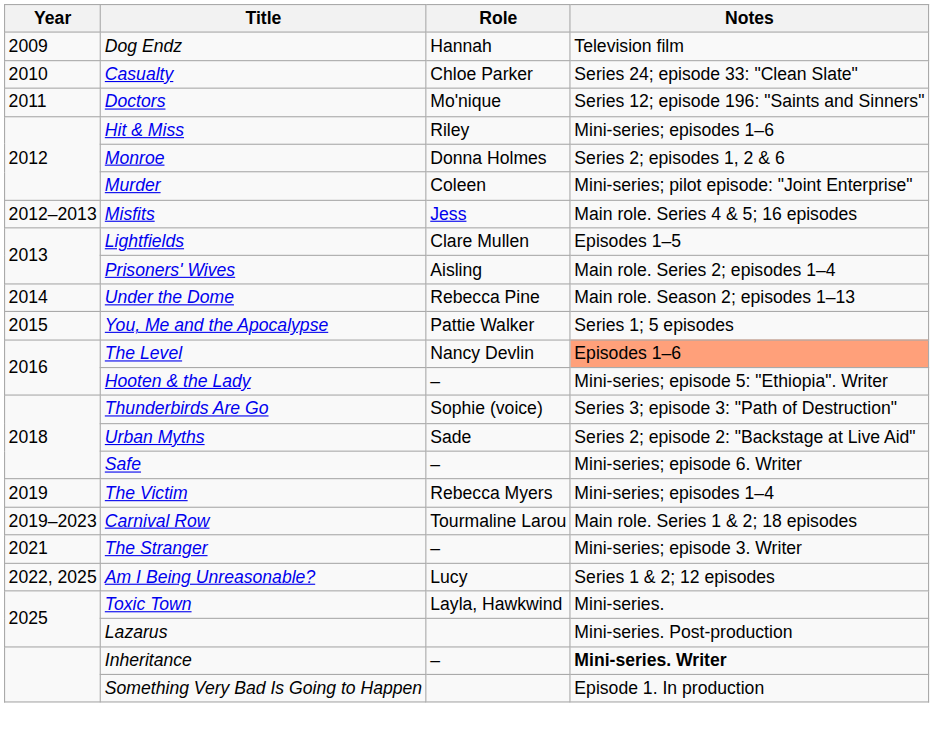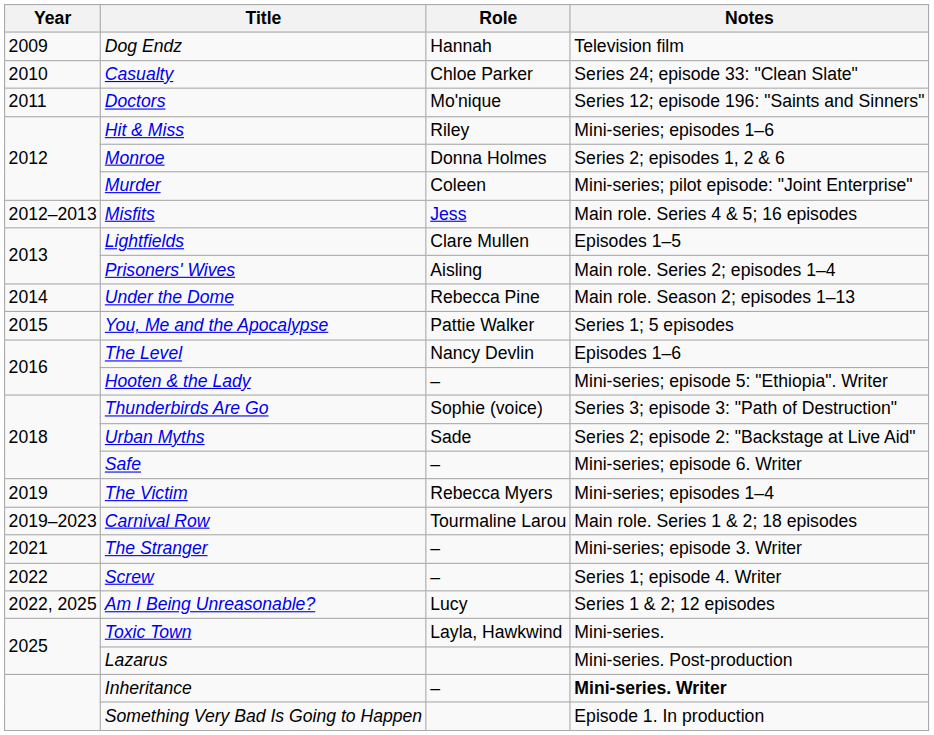(628, 353) lightsalmon background -> (628, 353) no background
+ row: (129, 576)
